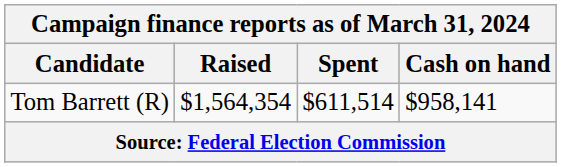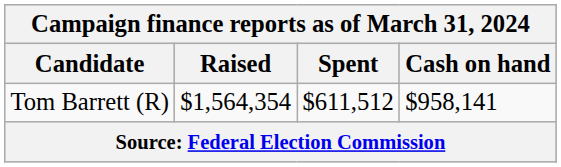(348, 102) $611,514 -> (348, 102) $611,512
